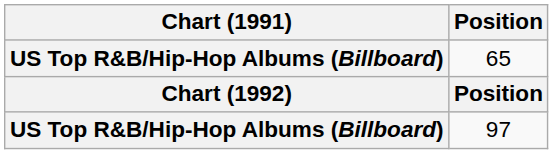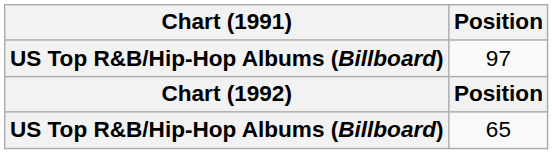rows swapped: (498, 58) <-> (498, 129)
